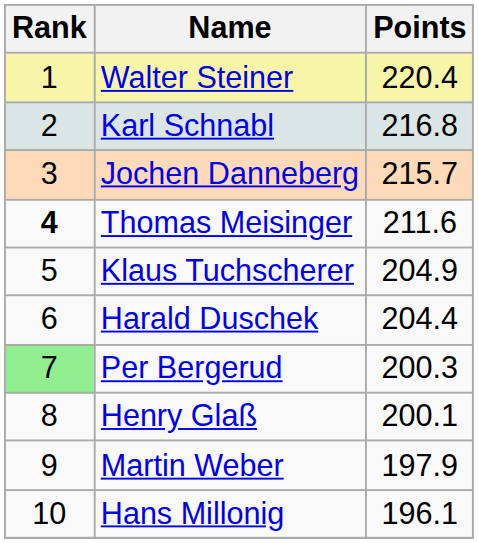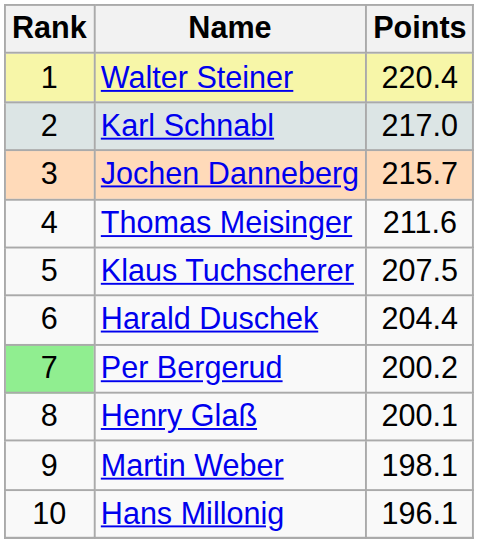(420, 125) 216.8 -> (420, 125) 217.0
(49, 222) bold -> (49, 222) normal
(420, 271) 204.9 -> (420, 271) 207.5
(420, 367) 200.3 -> (420, 367) 200.2
(420, 464) 197.9 -> (420, 464) 198.1
